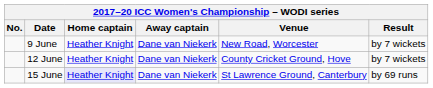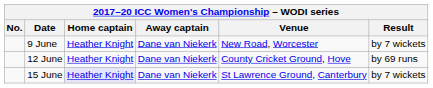(398, 59) by 7 wickets -> (395, 59) by 69 runs
(395, 75) by 69 runs -> (398, 75) by 7 wickets
